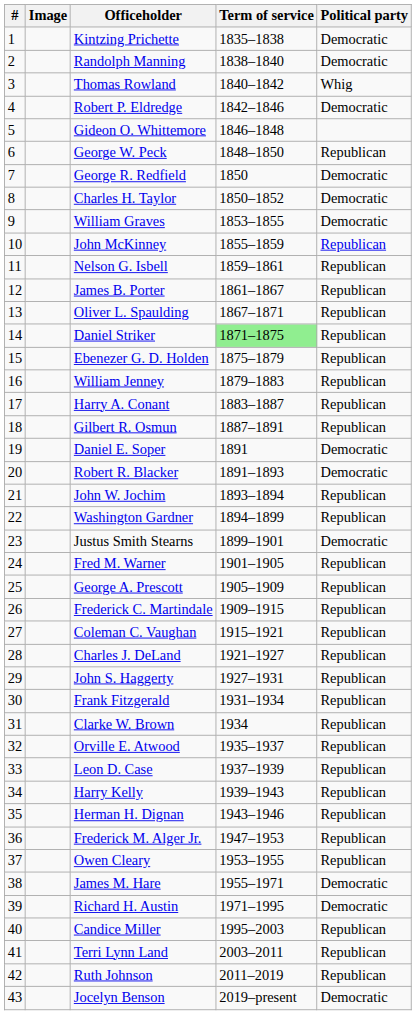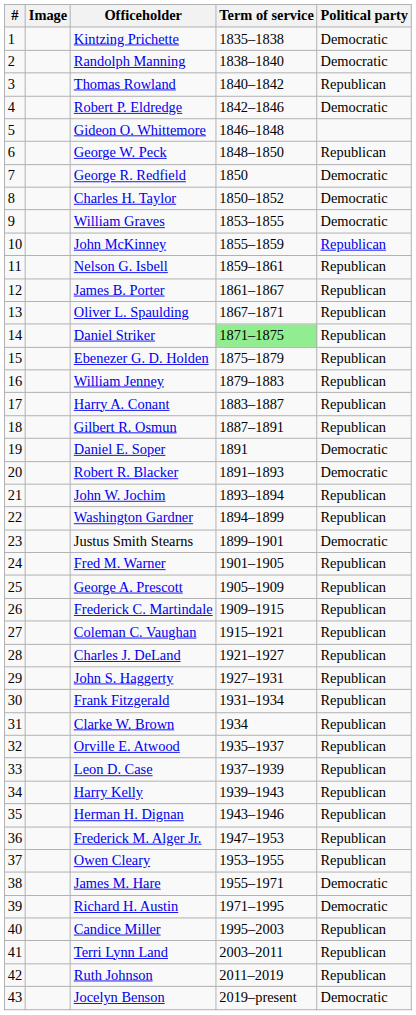(336, 84) Whig -> (353, 84) Republican
